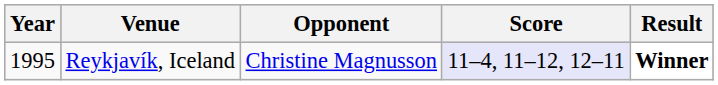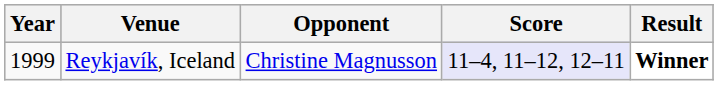(32, 60) 1995 -> (32, 60) 1999
